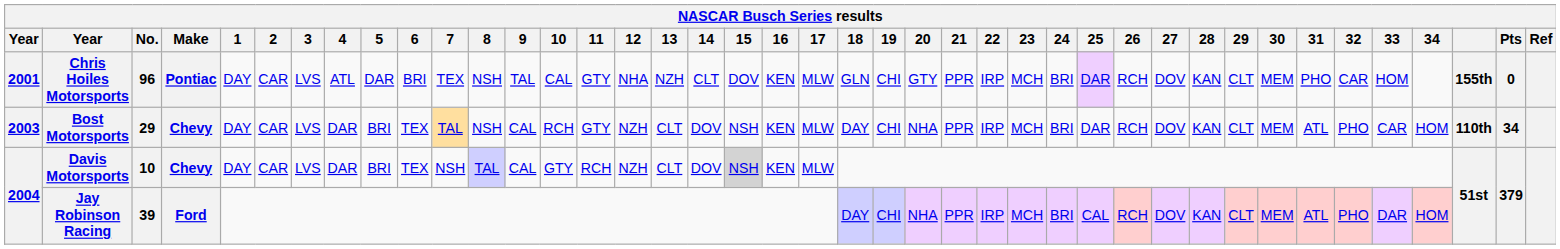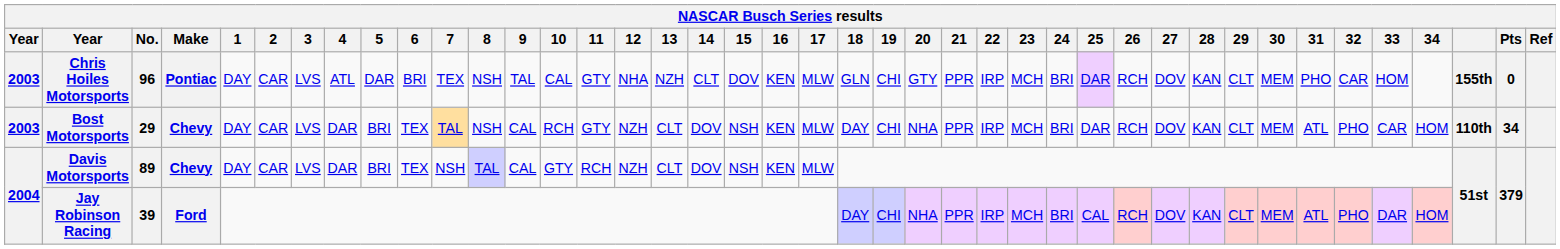(24, 79) 2001 -> (24, 79) 2003
(147, 167) 10 -> (147, 167) 89
(744, 167) lightgrey background -> (744, 167) no background
